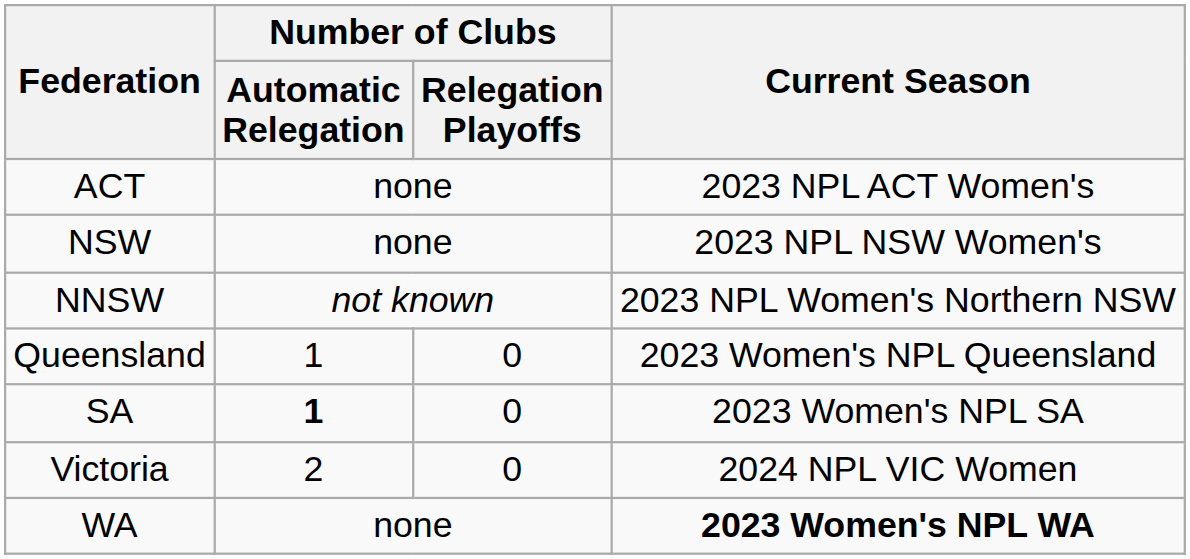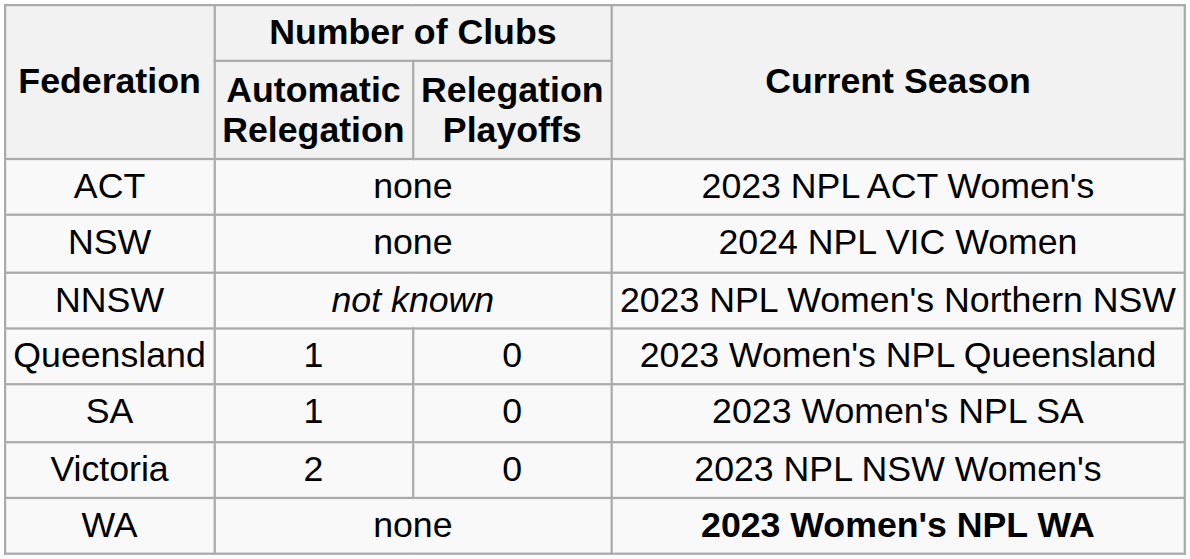(898, 242) 2023 NPL NSW Women's -> (898, 242) 2024 NPL VIC Women
(313, 412) bold -> (313, 412) normal
(898, 469) 2024 NPL VIC Women -> (898, 469) 2023 NPL NSW Women's
